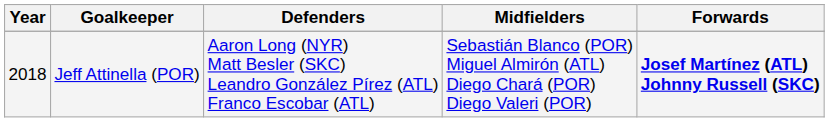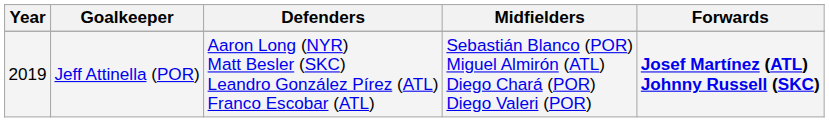(28, 74) 2018 -> (28, 74) 2019
